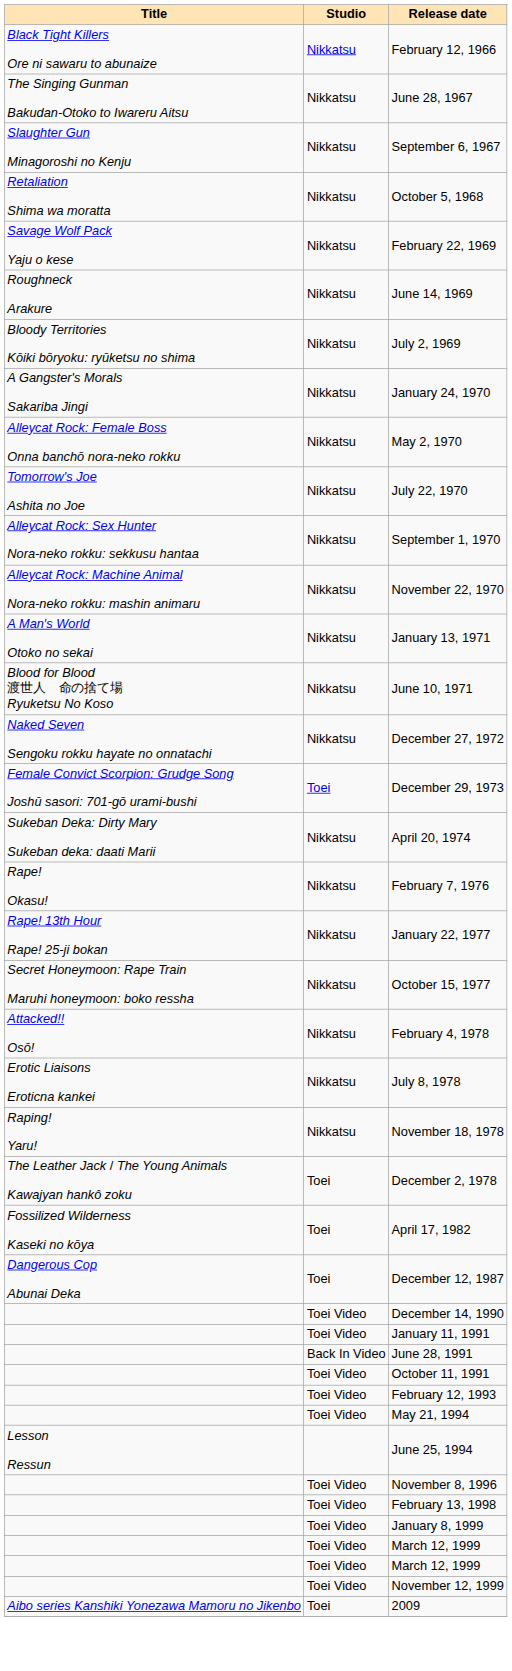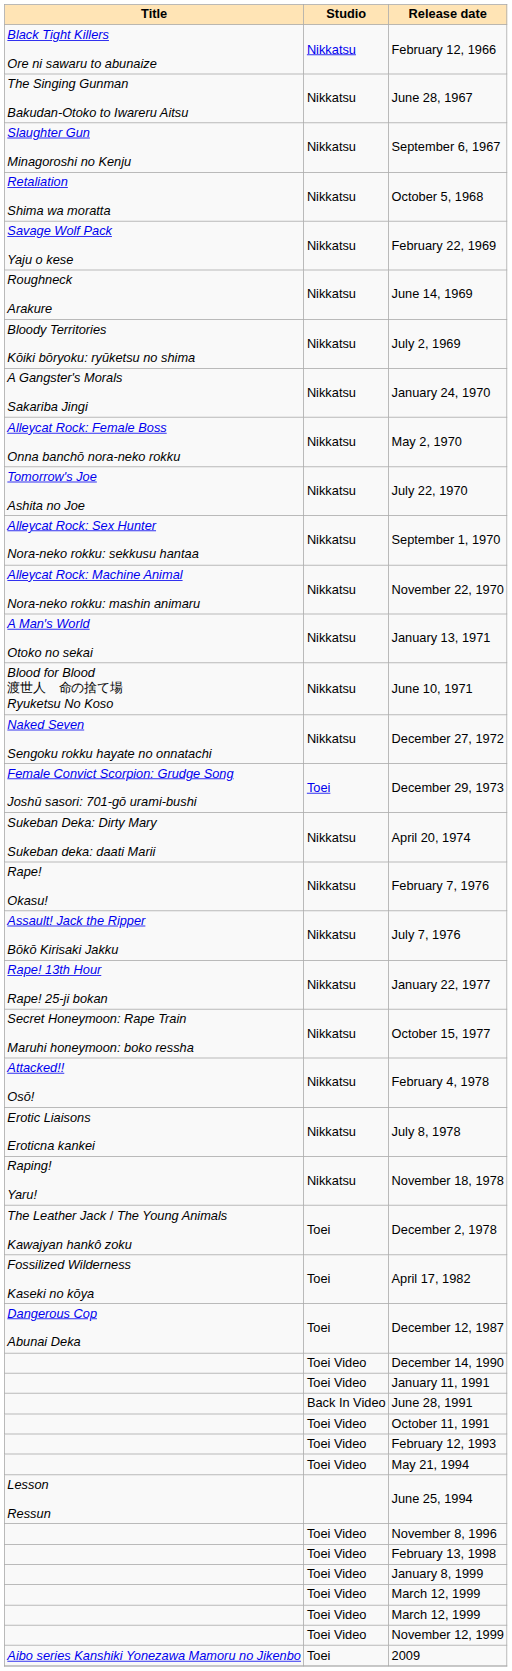+ row: (76, 935)
